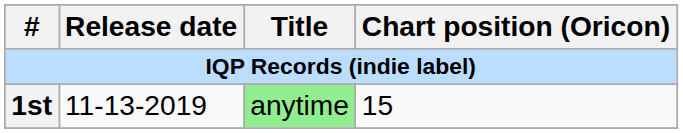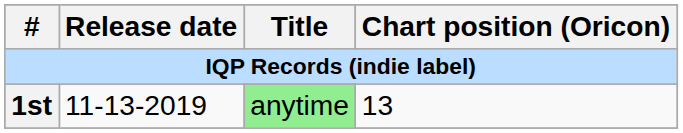(516, 106) 15 -> (516, 106) 13
